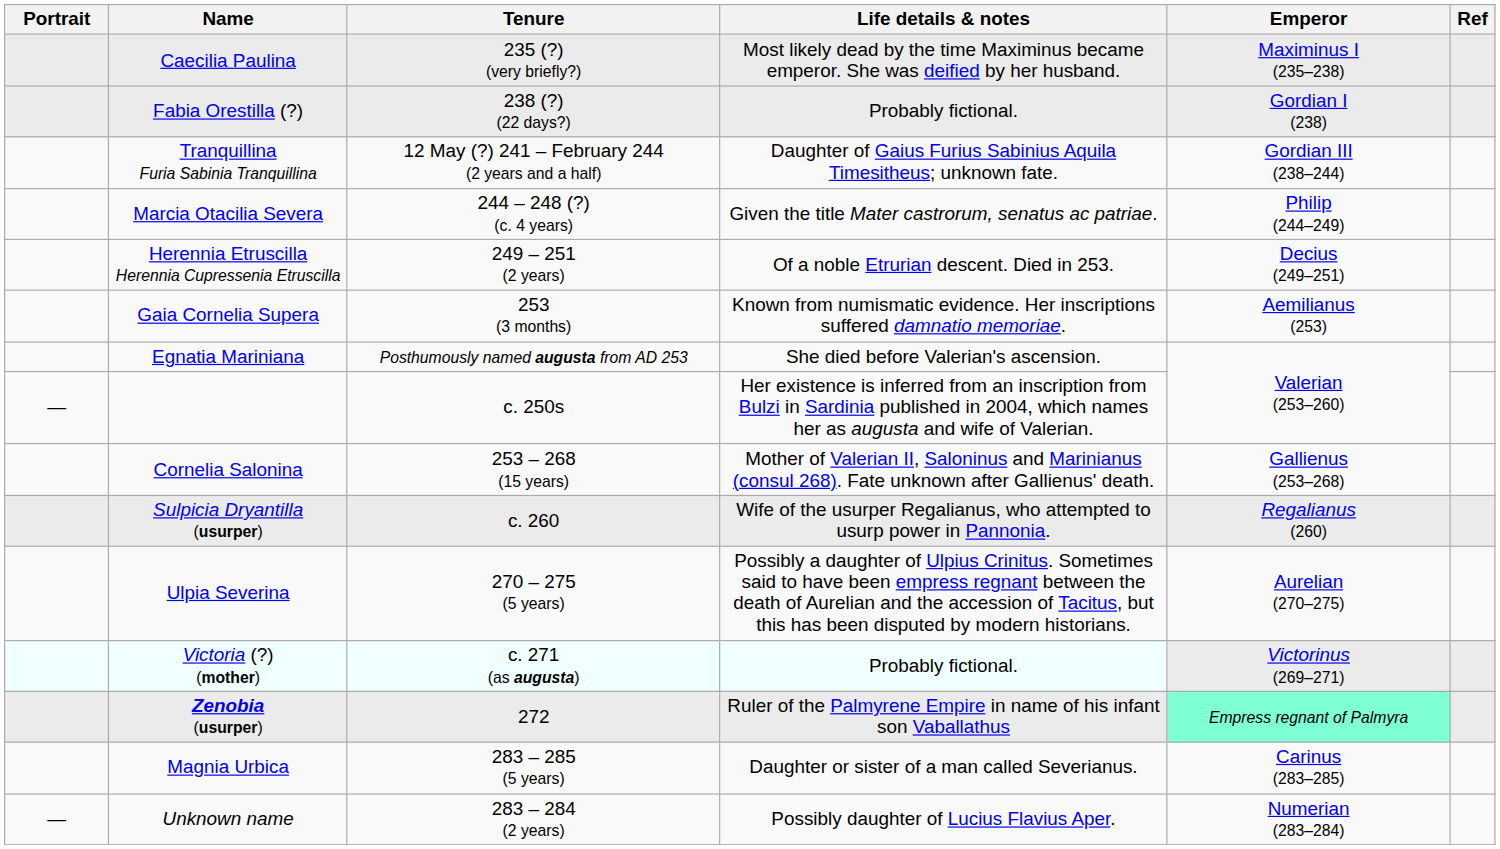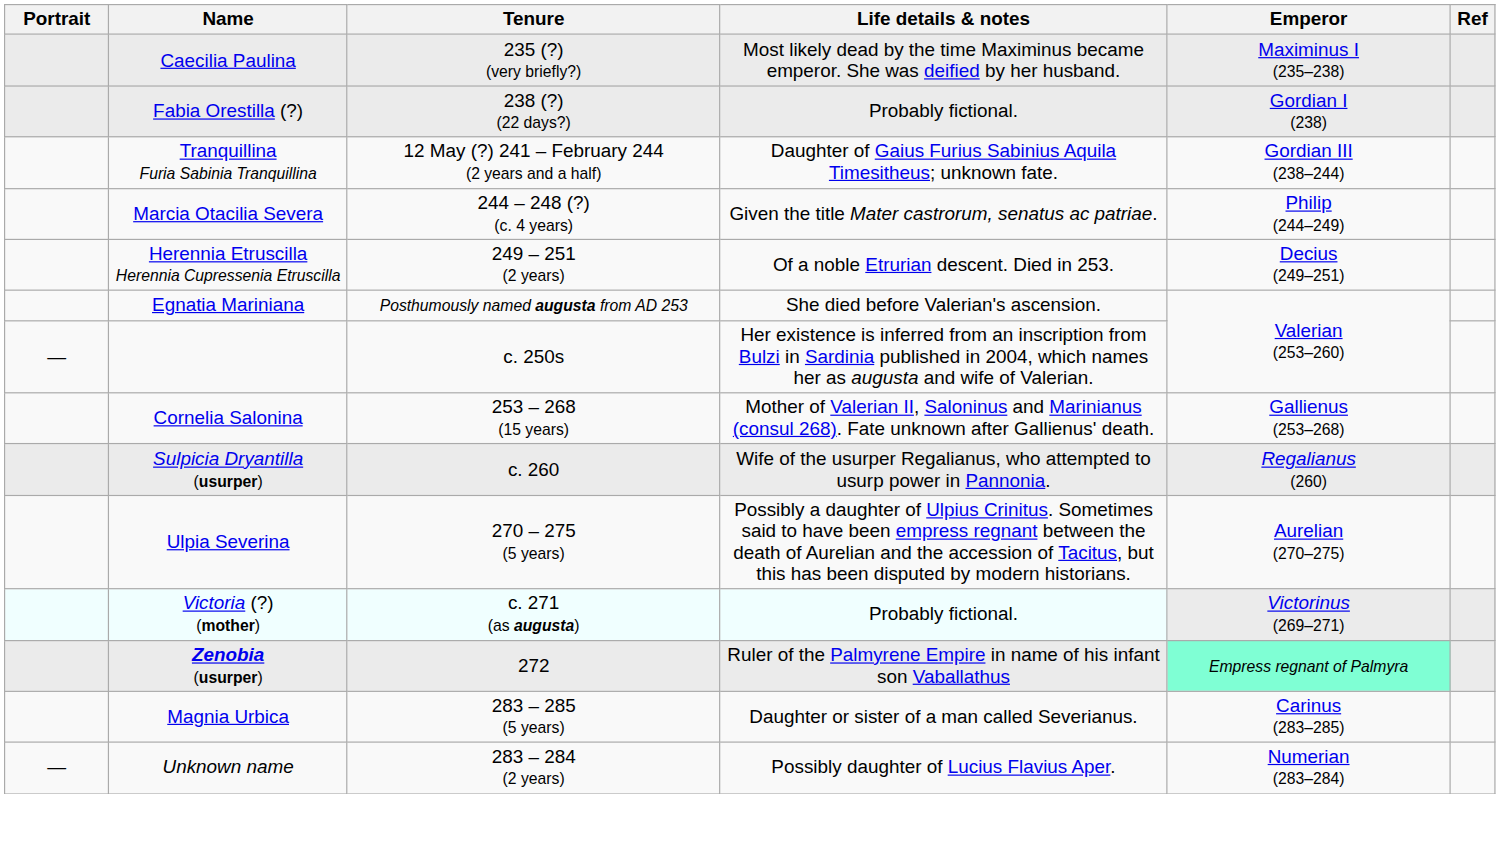- row: (228, 315)
